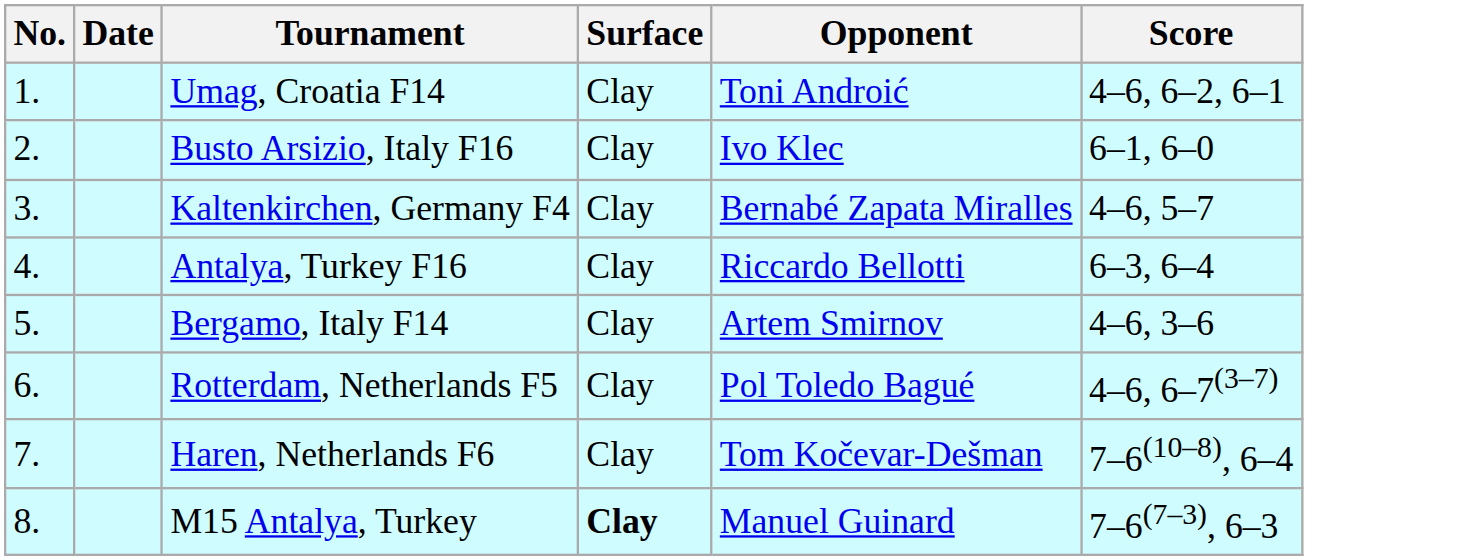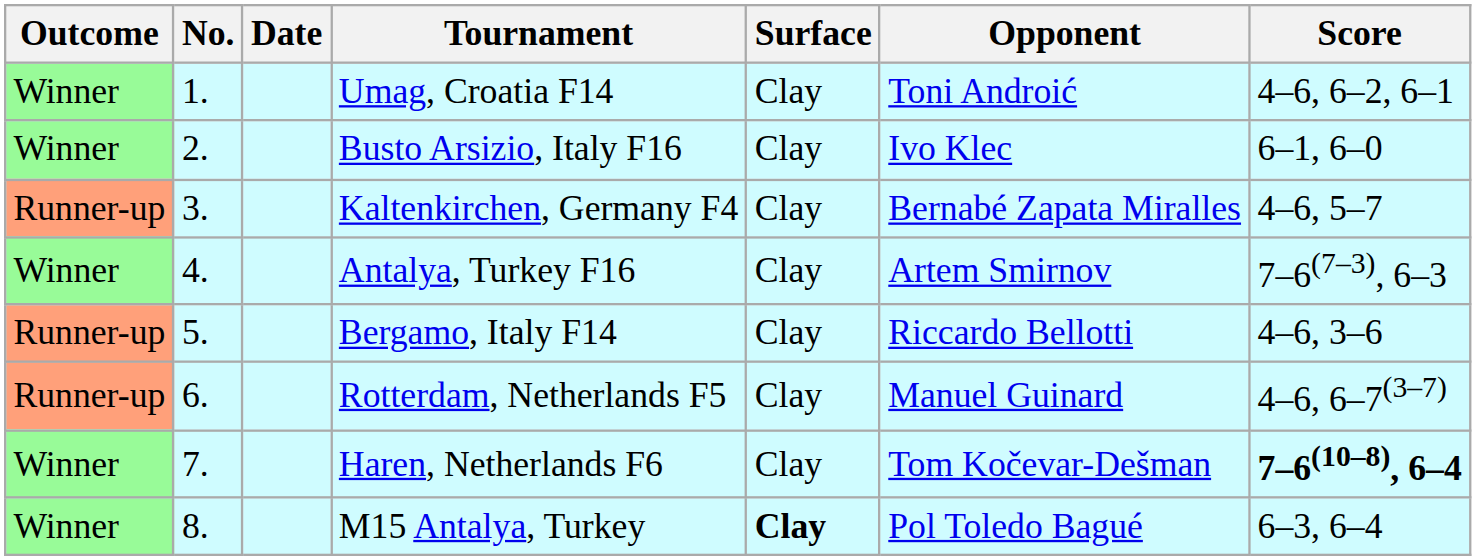+ column: (89, 32)
(842, 264) Riccardo Bellotti -> (1000, 269) Artem Smirnov
(1152, 264) 6–3, 6–4 -> (1352, 269) 7–6(7–3), 6–3
(831, 322) Artem Smirnov -> (1011, 332) Riccardo Bellotti
(847, 385) Pol Toledo Bagué -> (1006, 394) Manuel Guinard
(1191, 452) normal -> (1360, 462) bold
(837, 520) Manuel Guinard -> (1016, 525) Pol Toledo Bagué
(1184, 520) 7–6(7–3), 6–3 -> (1320, 525) 6–3, 6–4
